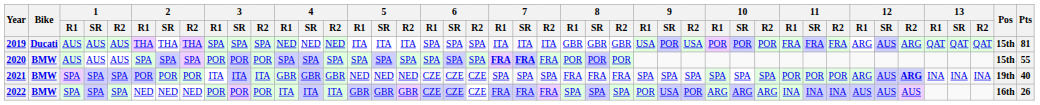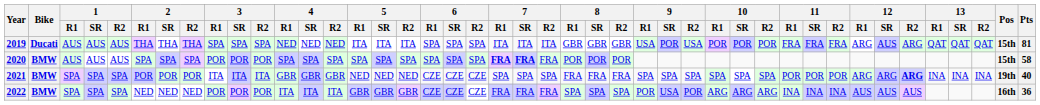(1025, 60) 55 -> (1027, 60) 58
(886, 76) AUS -> (887, 76) ARG
(1025, 92) 26 -> (1027, 92) 36
